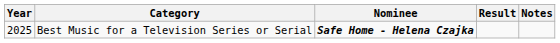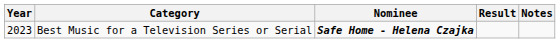(19, 30) 2025 -> (19, 30) 2023
